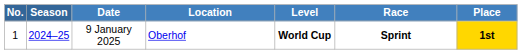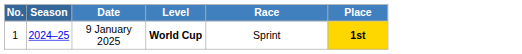- column: (210, 13)
(396, 35) bold -> (267, 35) normal
